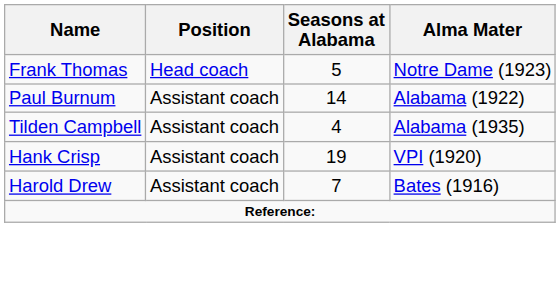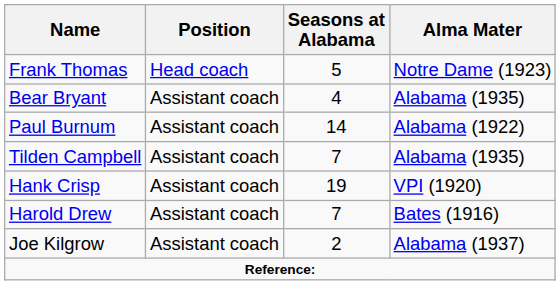+ row: (58, 98)
(336, 127) 4 -> (336, 157) 7
+ row: (57, 244)
